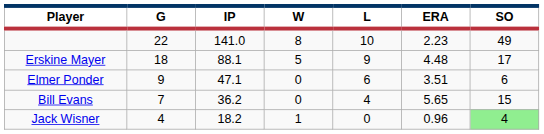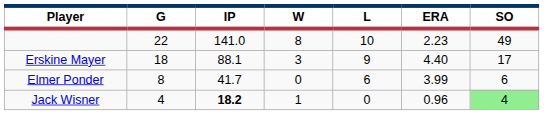(298, 60) 5 -> (298, 60) 3
(436, 60) 4.48 -> (436, 60) 4.40
(161, 80) 9 -> (161, 80) 8
(230, 80) 47.1 -> (230, 80) 41.7
(436, 80) 3.51 -> (436, 80) 3.99
- row: (65, 99)
(230, 119) normal -> (230, 99) bold
